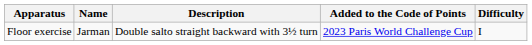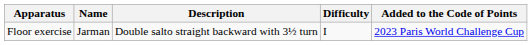columns swapped: (501, 13) <-> (398, 13)
